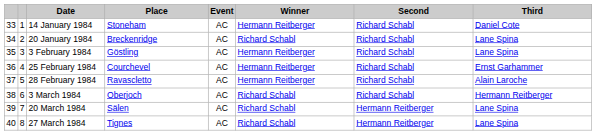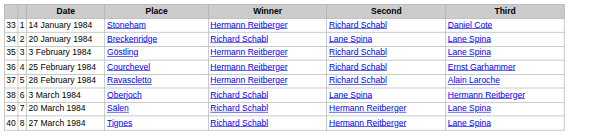- column: (222, 11)
(385, 39) Richard Schabl -> (351, 39) Lane Spina
(385, 94) Richard Schabl -> (351, 94) Lane Spina
